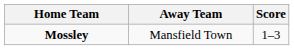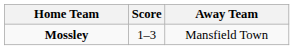columns swapped: (271, 14) <-> (191, 14)
